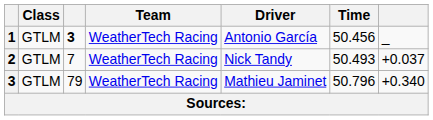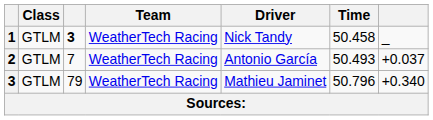(271, 37) Antonio García -> (258, 37) Nick Tandy
(354, 37) 50.456 -> (354, 37) 50.458
(258, 59) Nick Tandy -> (271, 59) Antonio García
